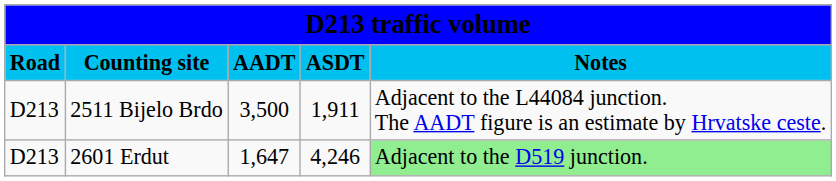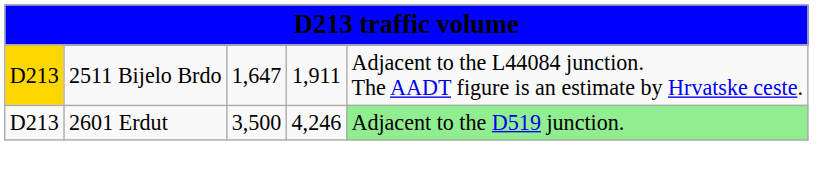- row: (147, 62)
(34, 109) no background -> (34, 74) gold background
(264, 109) 3,500 -> (257, 74) 1,647
(264, 157) 1,647 -> (257, 122) 3,500
